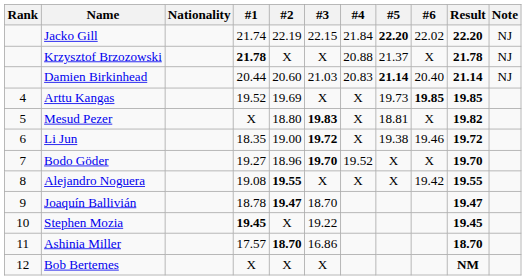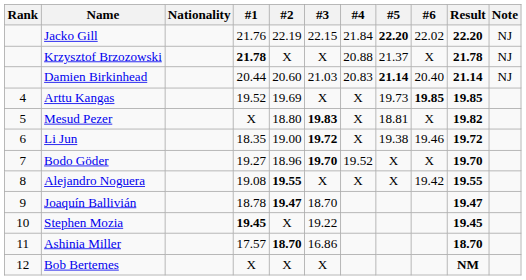(251, 35) 21.74 -> (251, 35) 21.76
